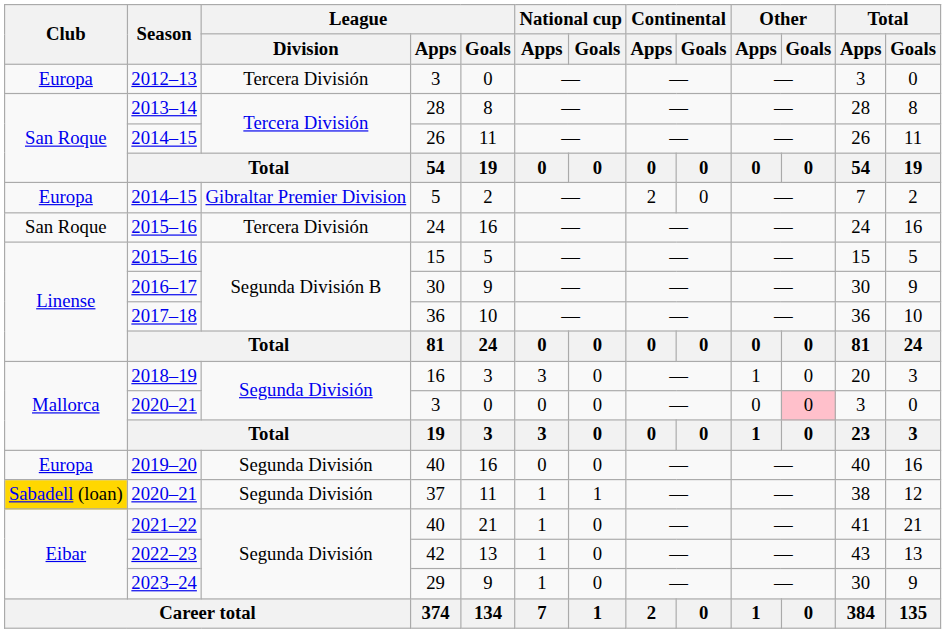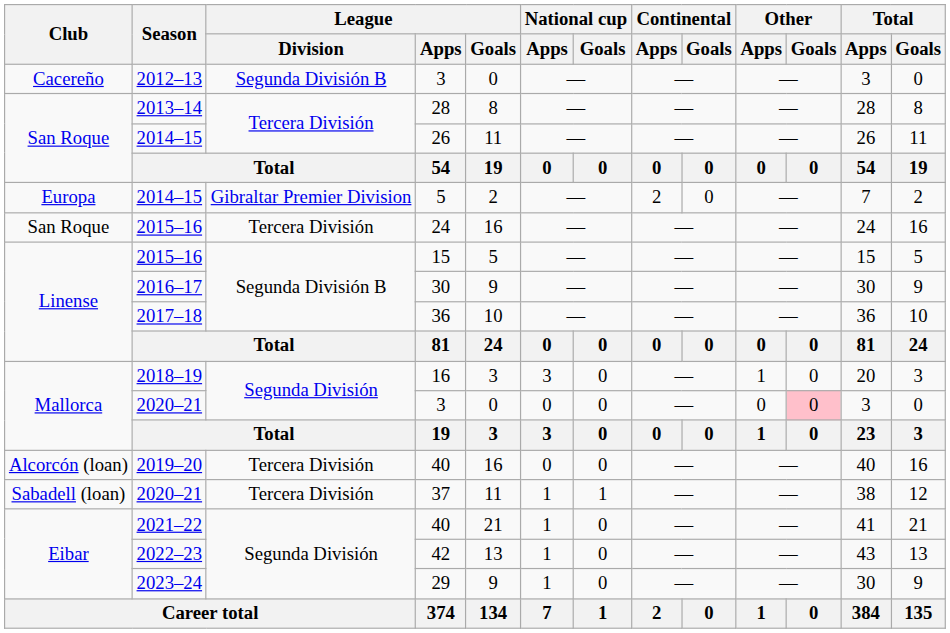(66, 78) Europa -> (68, 78) Cacereño
(306, 78) Tercera División -> (311, 78) Segunda División B
(66, 464) Europa -> (68, 464) Alcorcón (loan)
(306, 464) Segunda División -> (311, 464) Tercera División
(66, 494) gold background -> (68, 494) no background
(306, 494) Segunda División -> (311, 494) Tercera División
